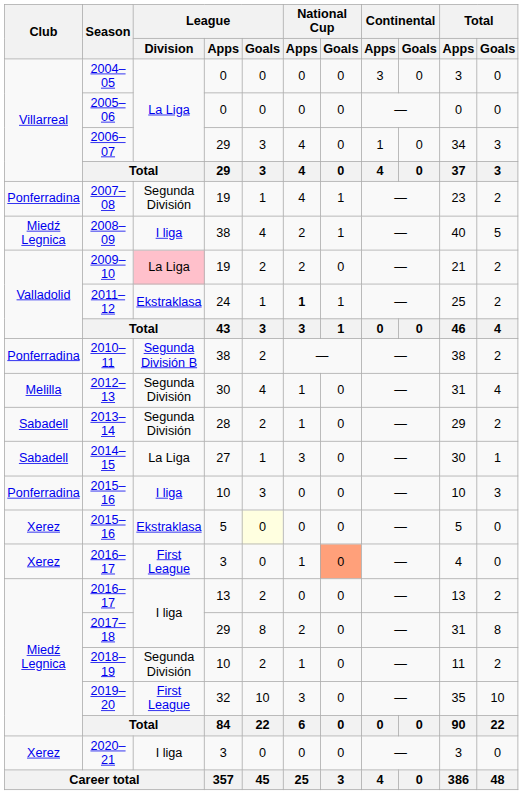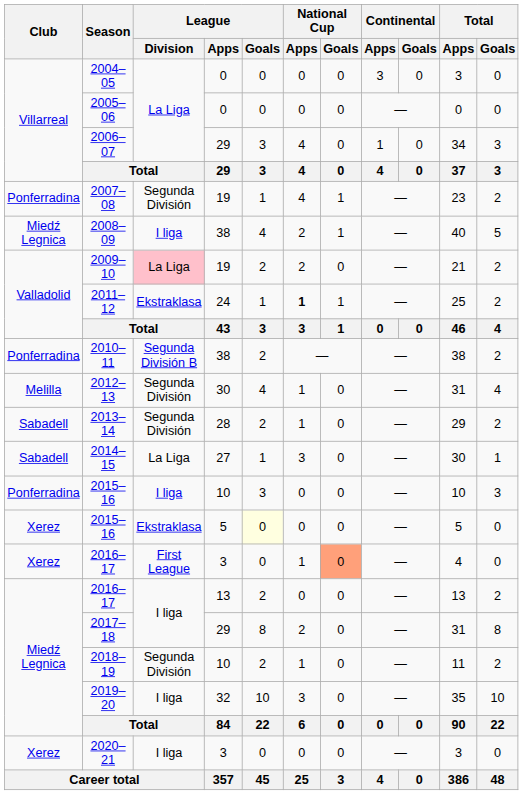(169, 698) First League -> (169, 698) I liga
